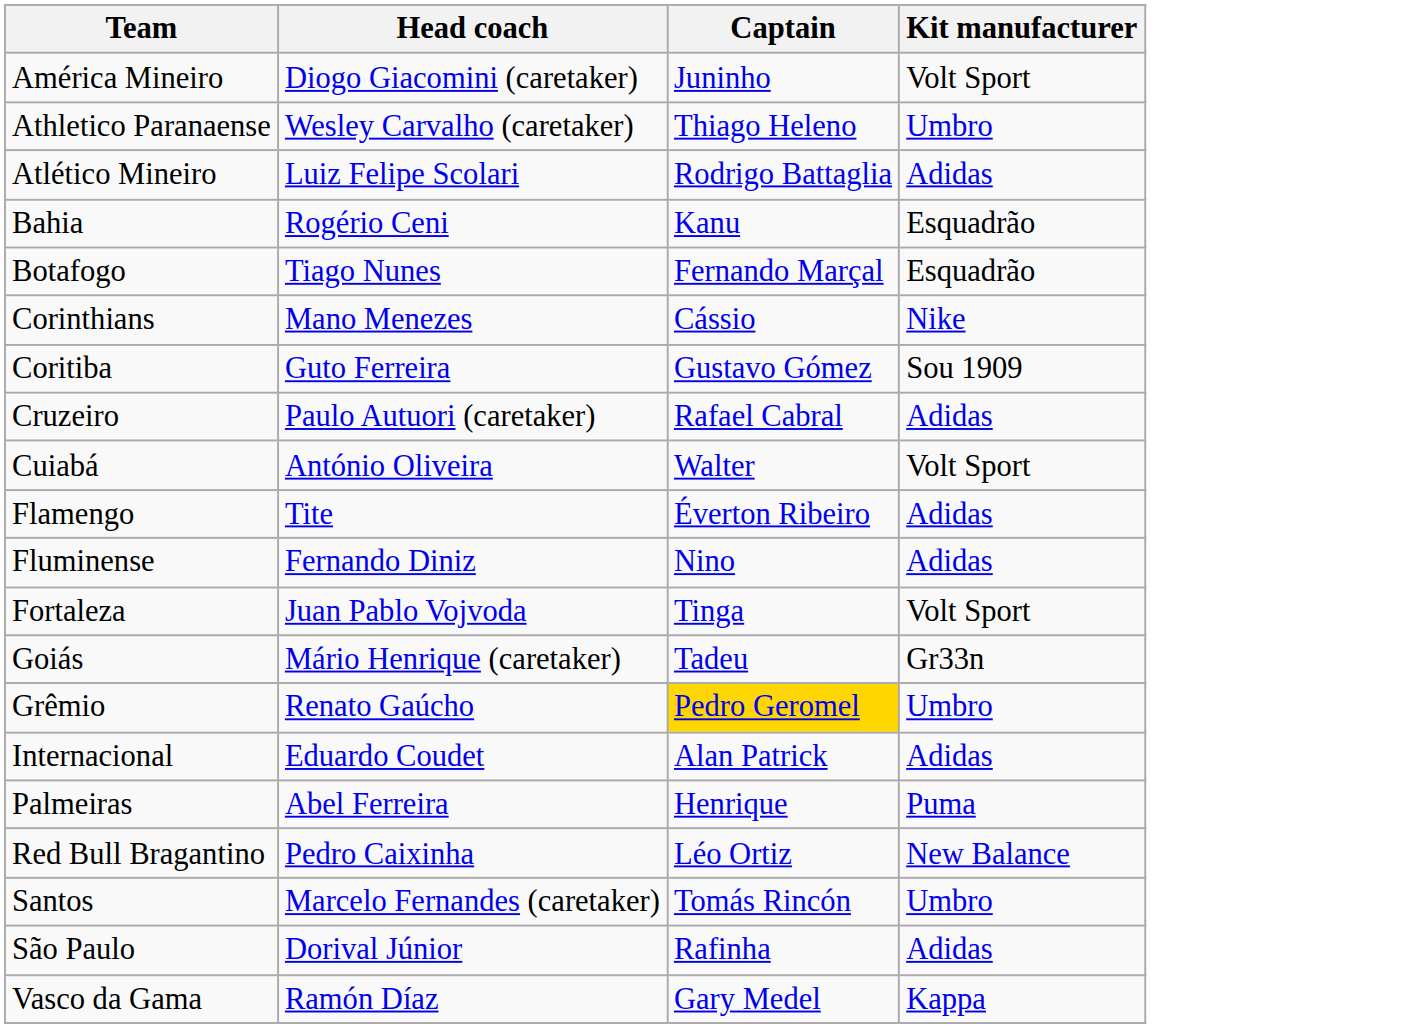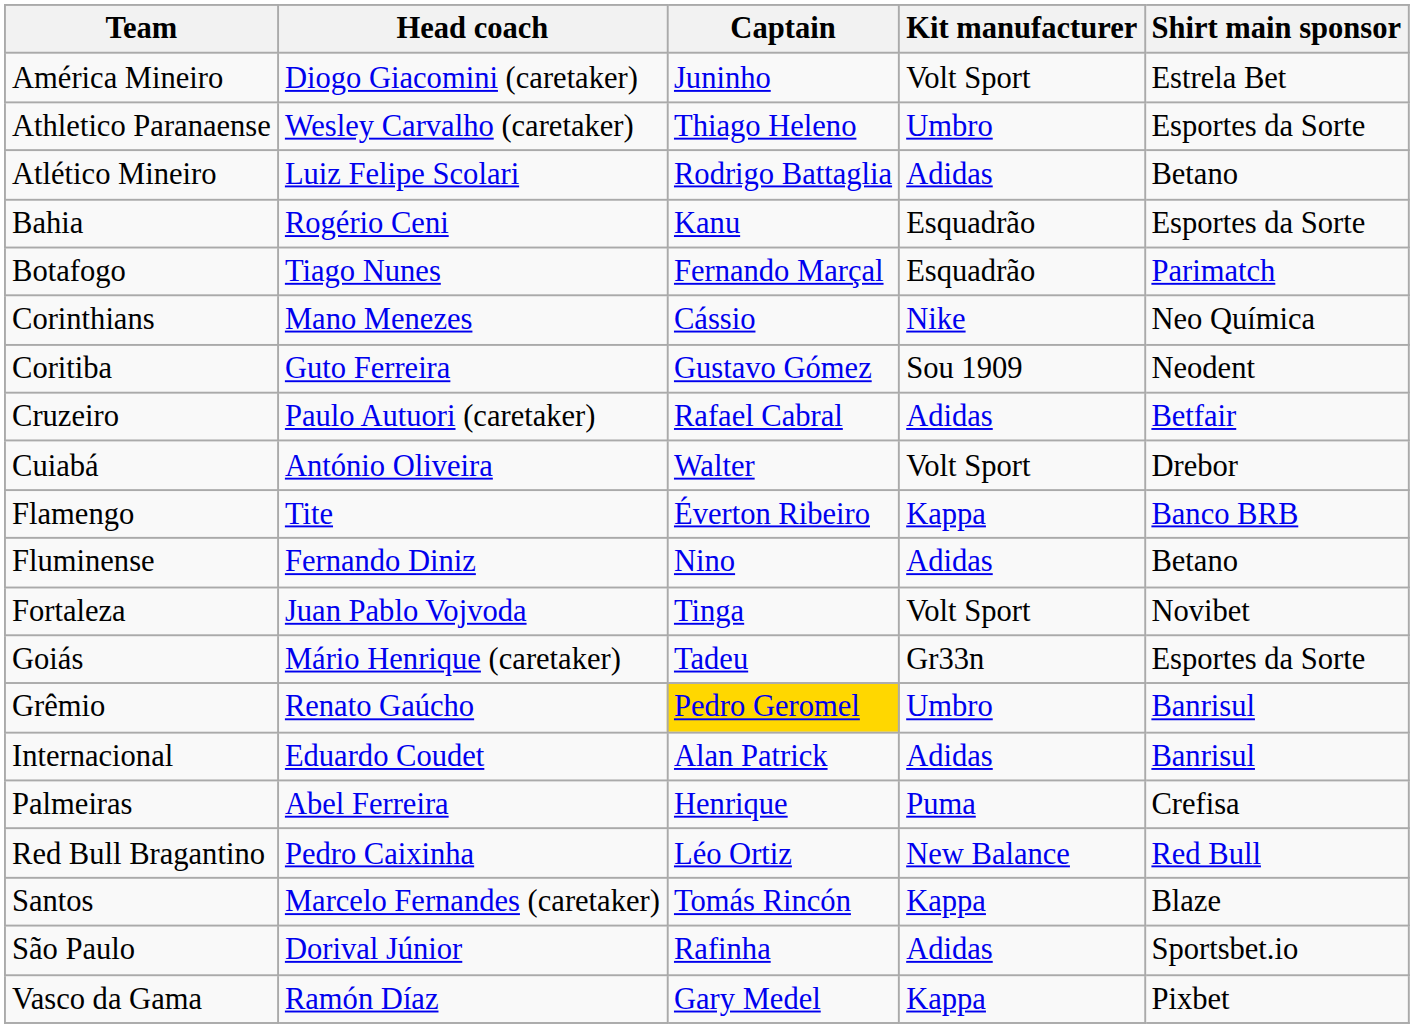+ column: (1276, 28)
(949, 513) Adidas -> (946, 513) Kappa
(949, 901) Umbro -> (946, 901) Kappa
